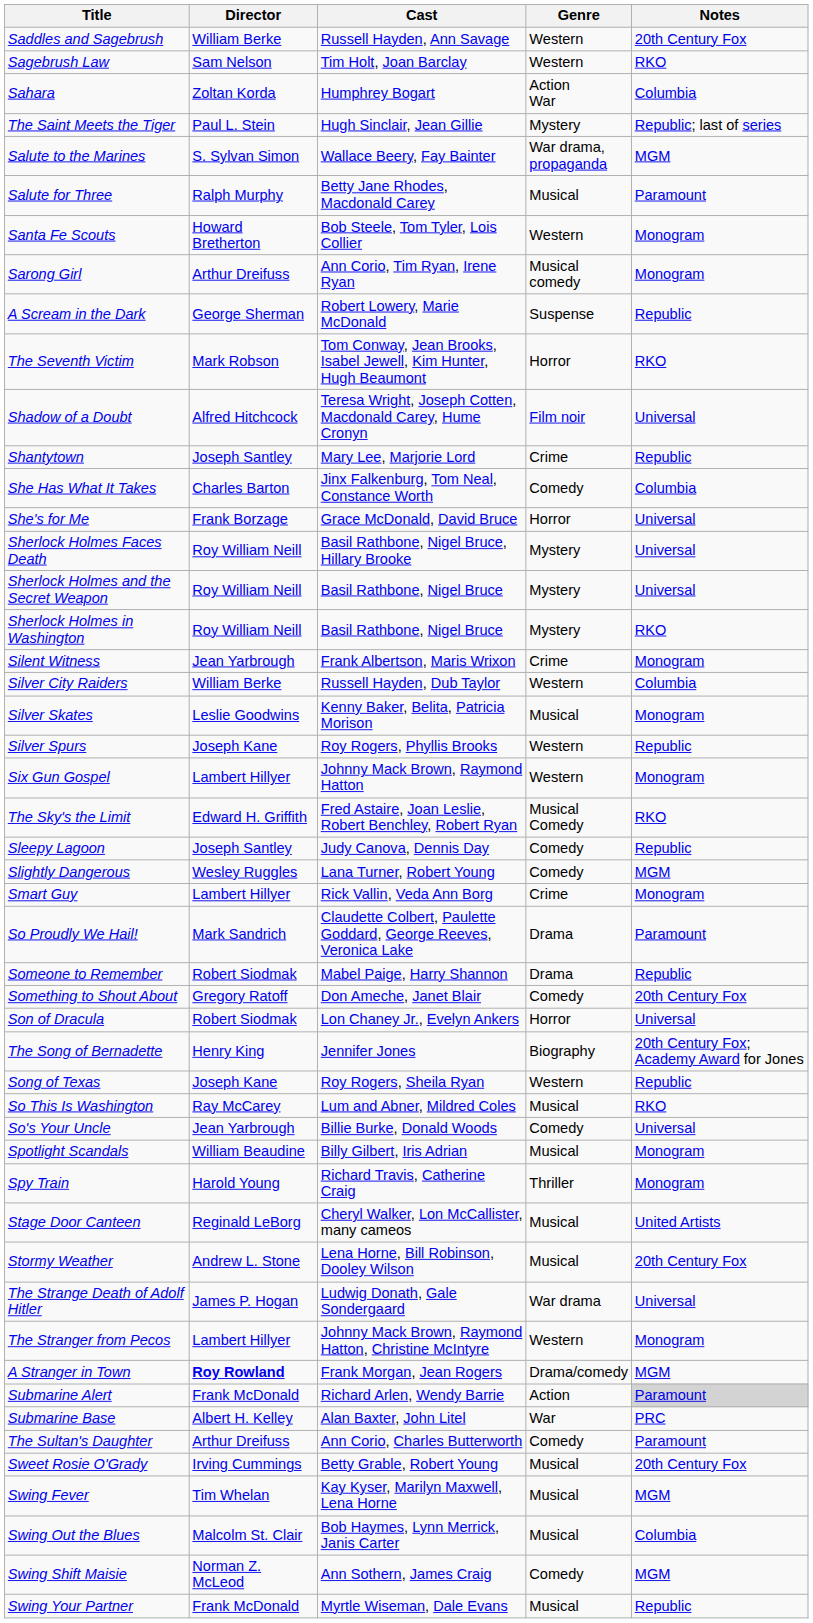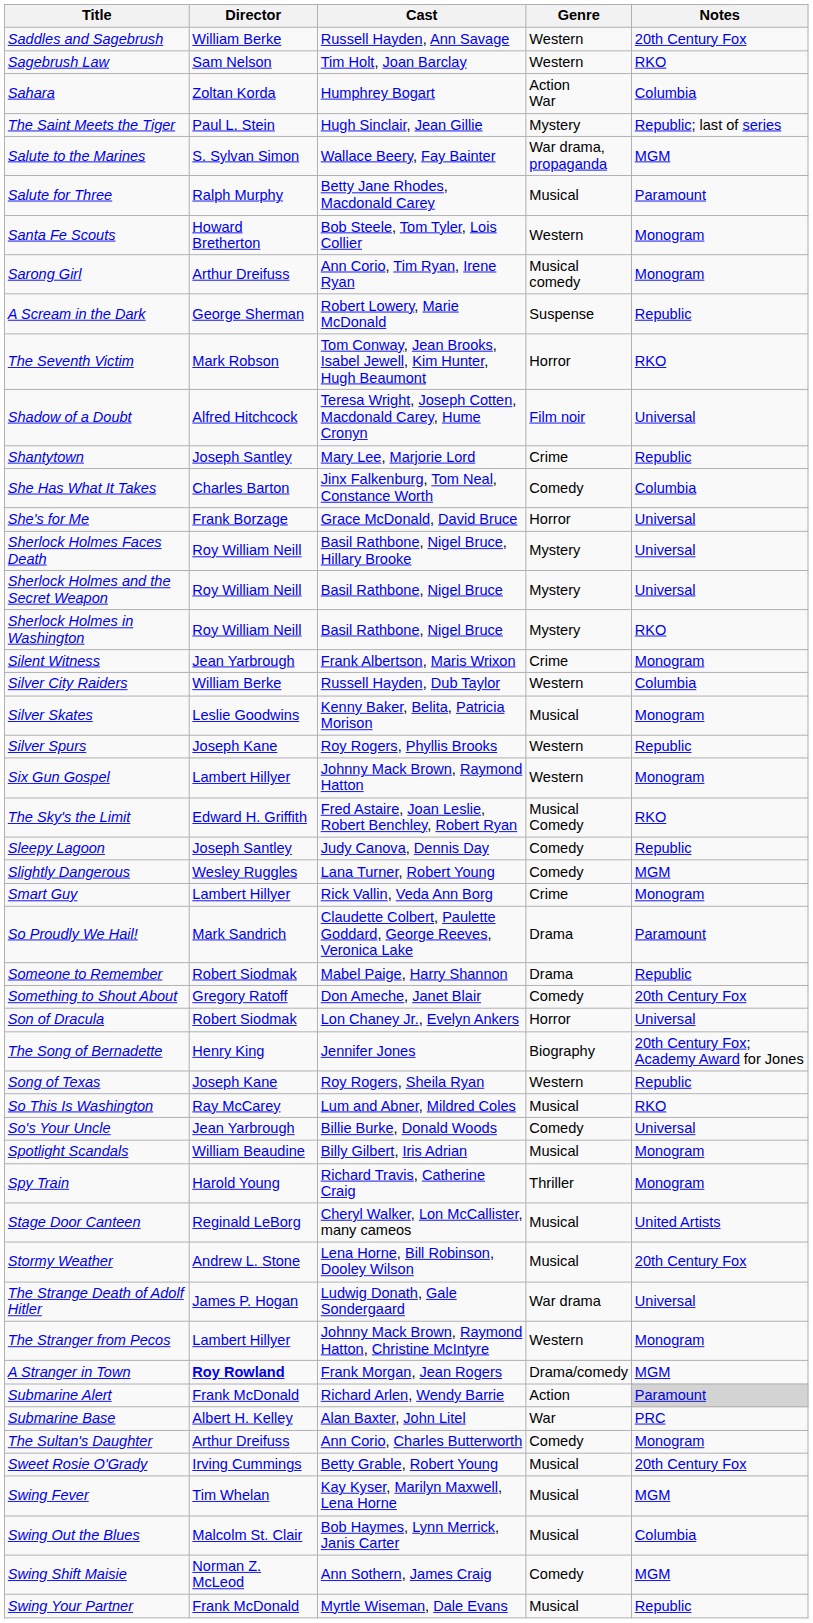(670, 1441) Paramount -> (670, 1441) Monogram
